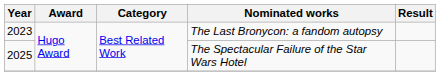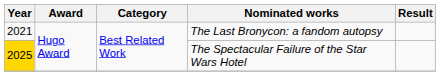(20, 31) 2023 -> (20, 31) 2021
(20, 55) no background -> (20, 55) gold background
